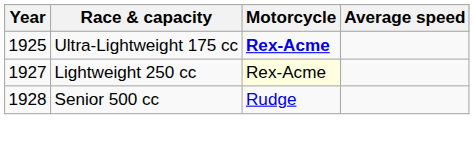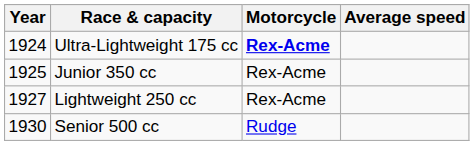(28, 45) 1925 -> (28, 45) 1924
+ row: (105, 72)
(286, 72) lightyellow background -> (286, 99) no background
(28, 99) 1928 -> (28, 126) 1930
